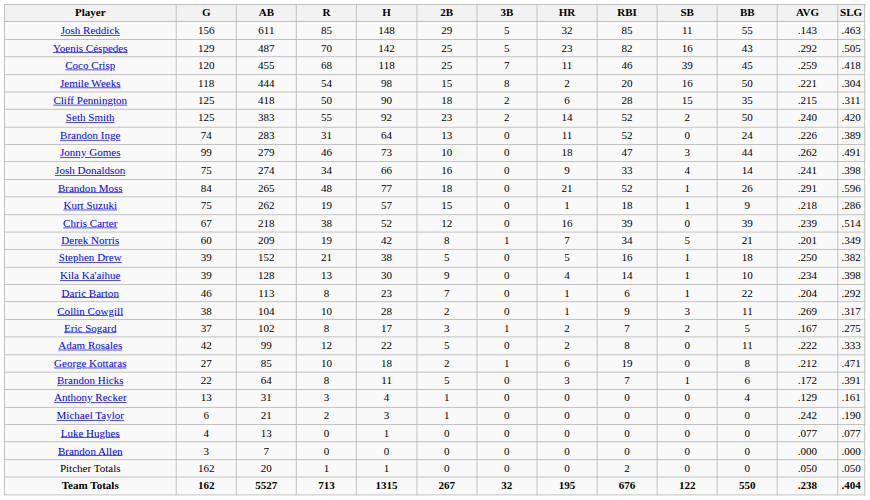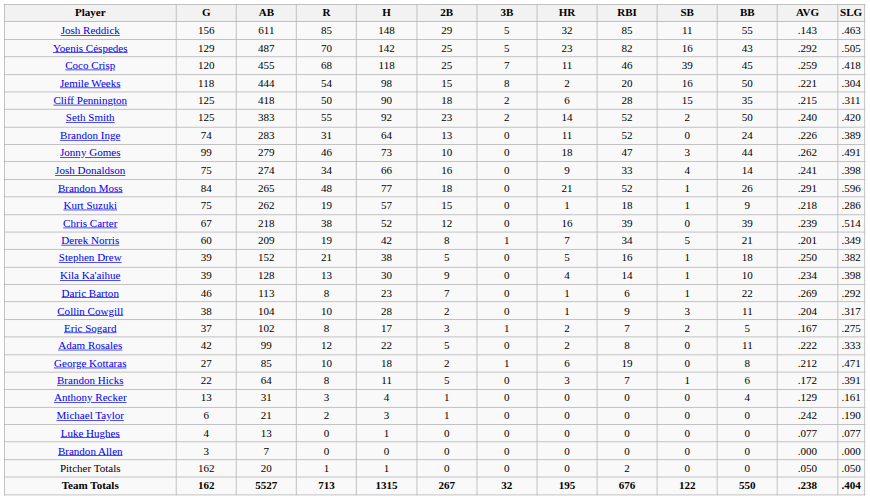(807, 293) .204 -> (807, 293) .269
(807, 310) .269 -> (807, 310) .204
